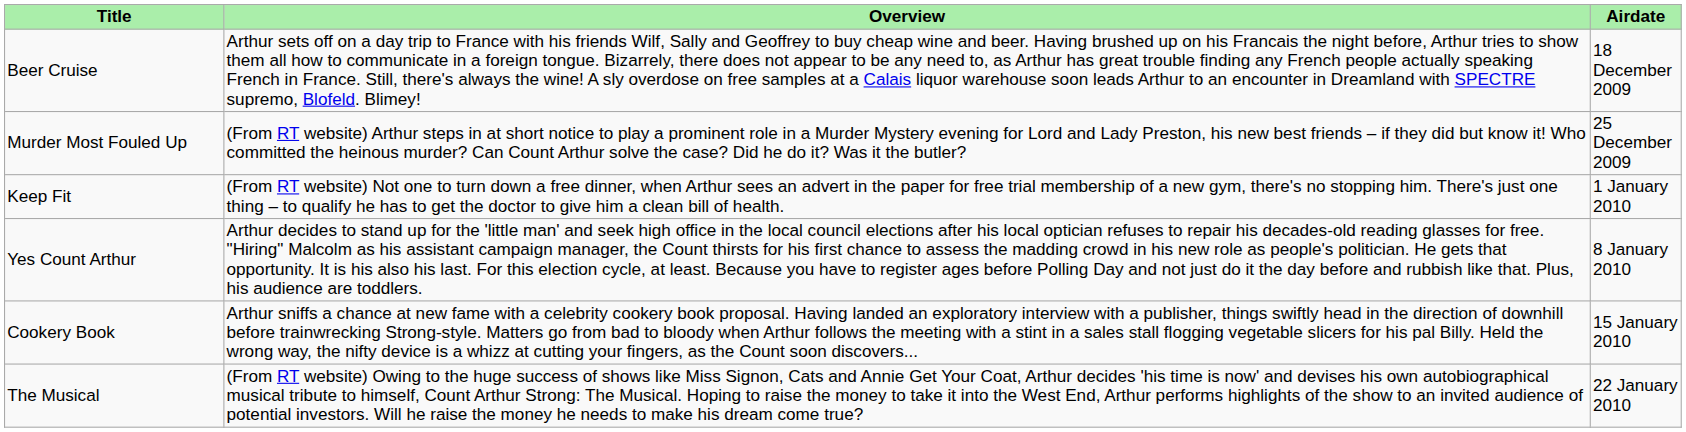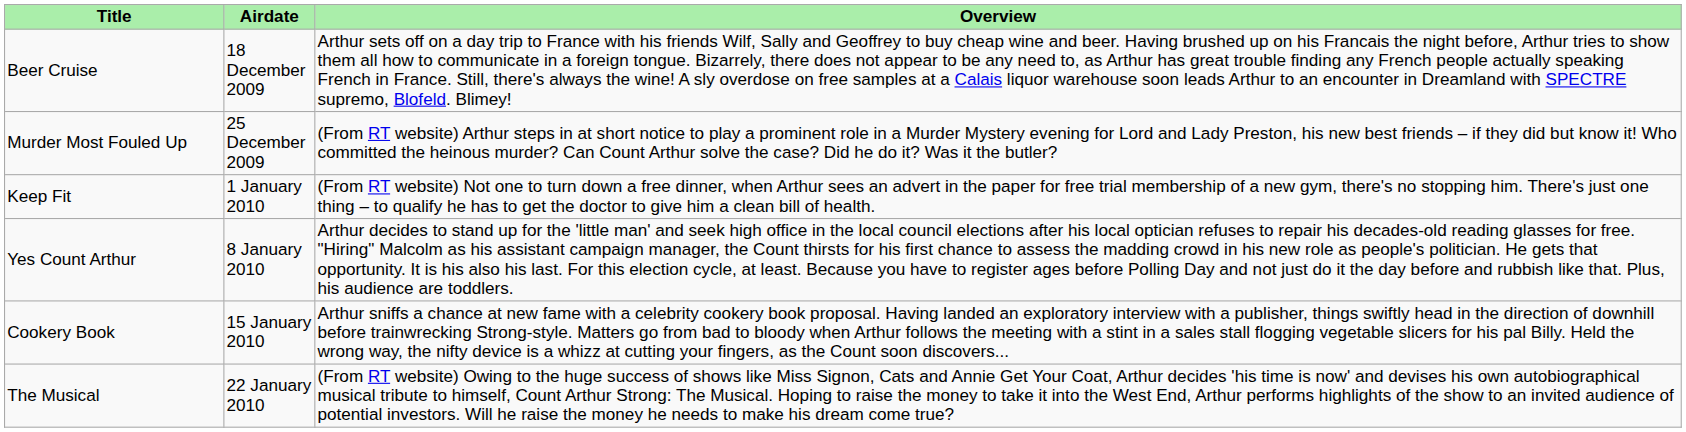columns swapped: (1636, 16) <-> (907, 16)
